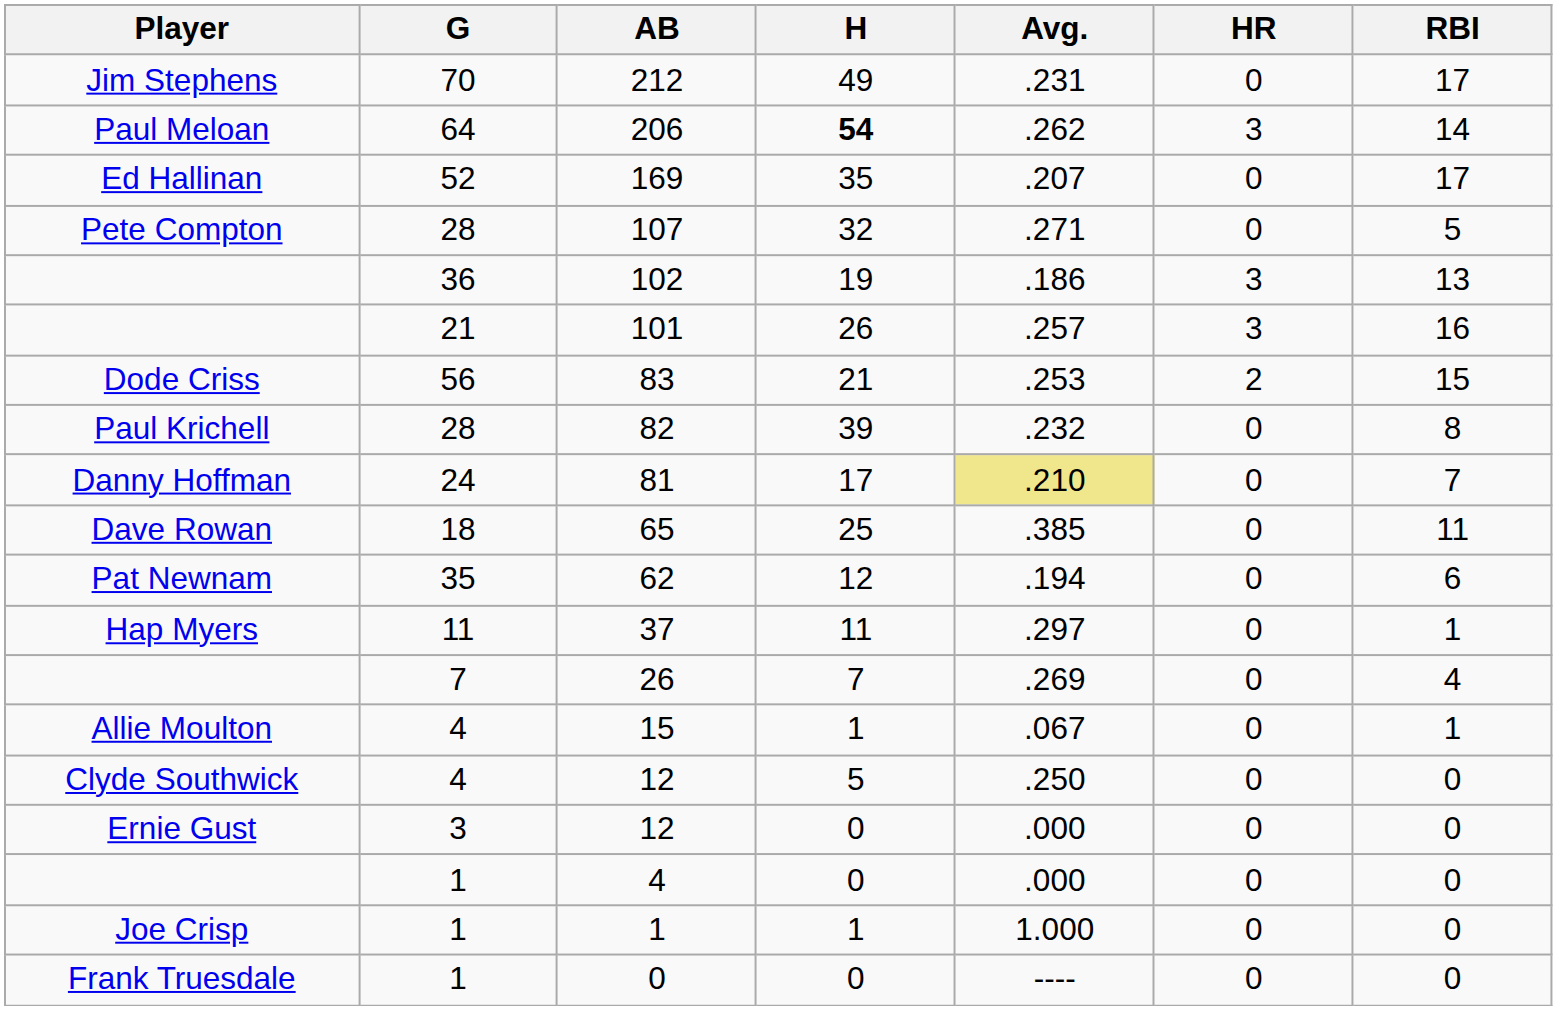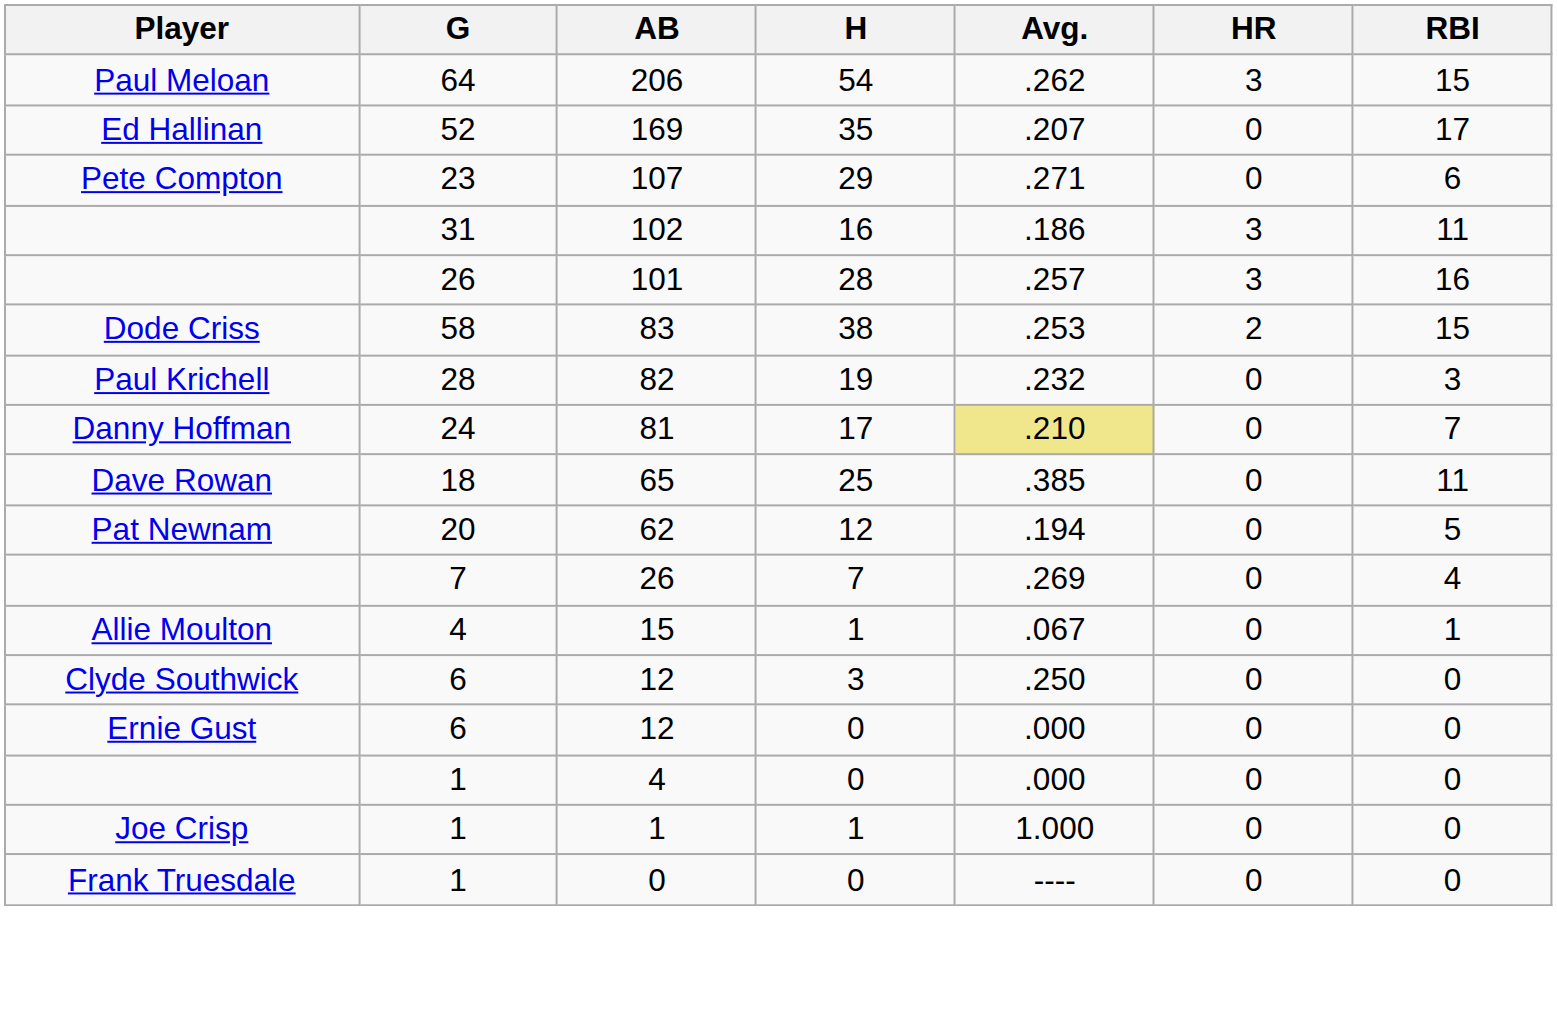- row: (182, 79)
(856, 129) bold -> (856, 79) normal
(1453, 129) 14 -> (1453, 79) 15
(458, 229) 28 -> (458, 179) 23
(856, 229) 32 -> (856, 179) 29
(1453, 229) 5 -> (1453, 179) 6
(458, 279) 36 -> (458, 229) 31
(856, 279) 19 -> (856, 229) 16
(1453, 279) 13 -> (1453, 229) 11
(458, 329) 21 -> (458, 279) 26
(856, 329) 26 -> (856, 279) 28
(458, 379) 56 -> (458, 329) 58
(856, 379) 21 -> (856, 329) 38
(856, 429) 39 -> (856, 379) 19
(1453, 429) 8 -> (1453, 379) 3
(458, 579) 35 -> (458, 529) 20
(1453, 579) 6 -> (1453, 529) 5
- row: (182, 629)
(458, 779) 4 -> (458, 679) 6
(856, 779) 5 -> (856, 679) 3
(458, 829) 3 -> (458, 729) 6
